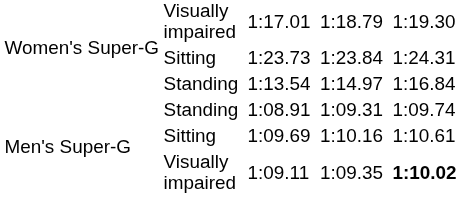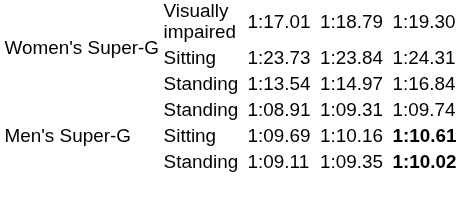(424, 136) normal -> (425, 136) bold
(200, 172) Visually impaired -> (201, 162) Standing
